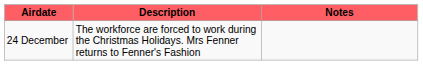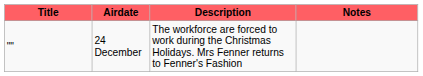+ column: (48, 13)
